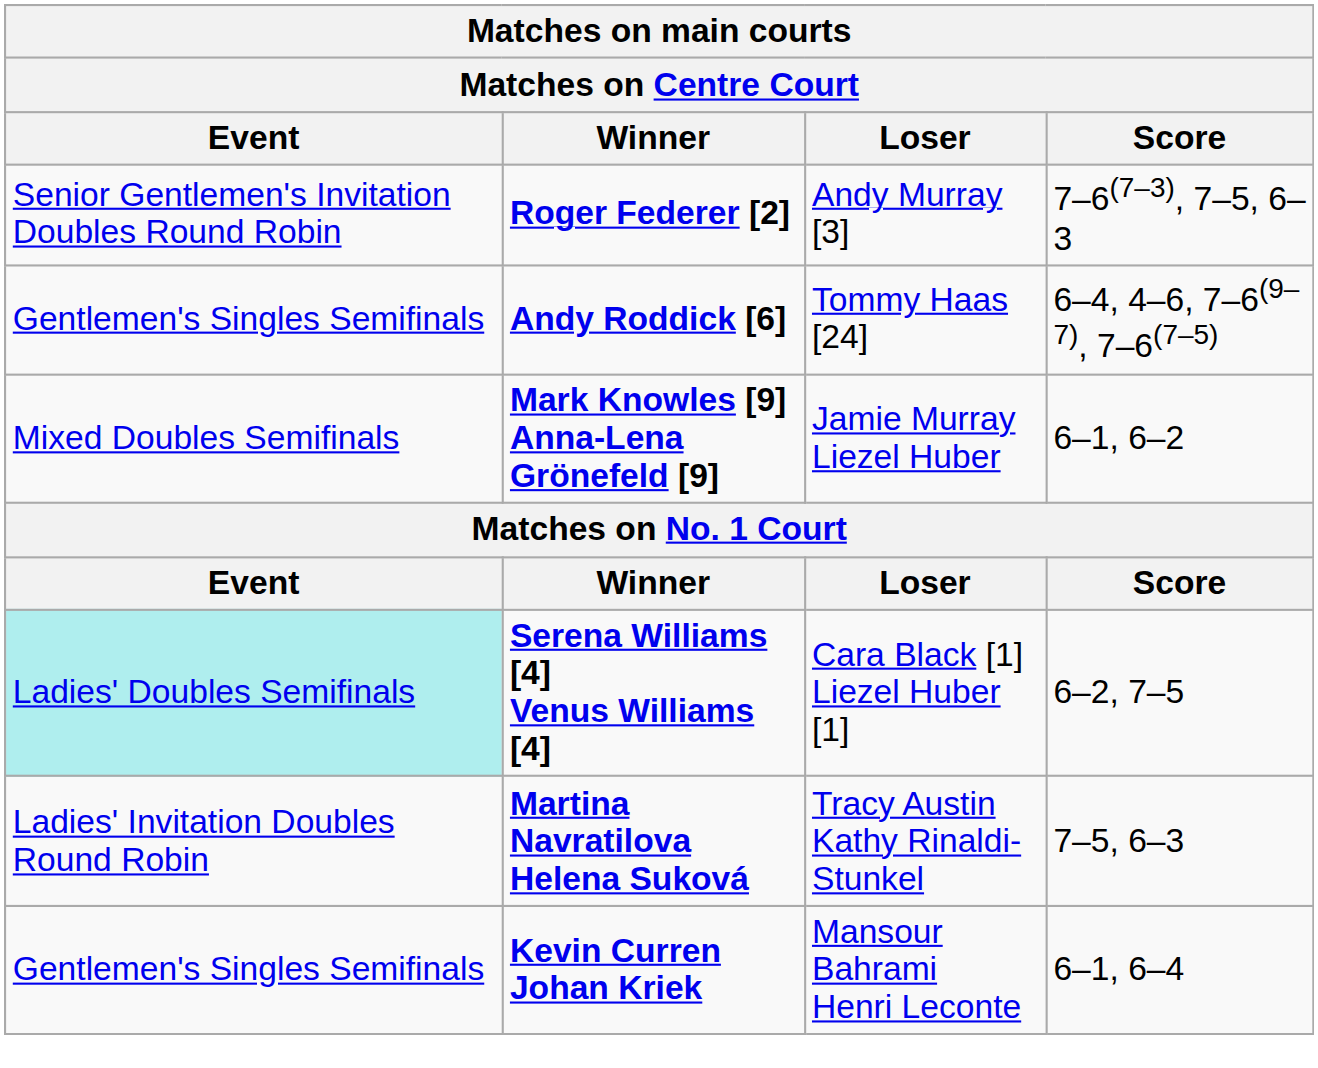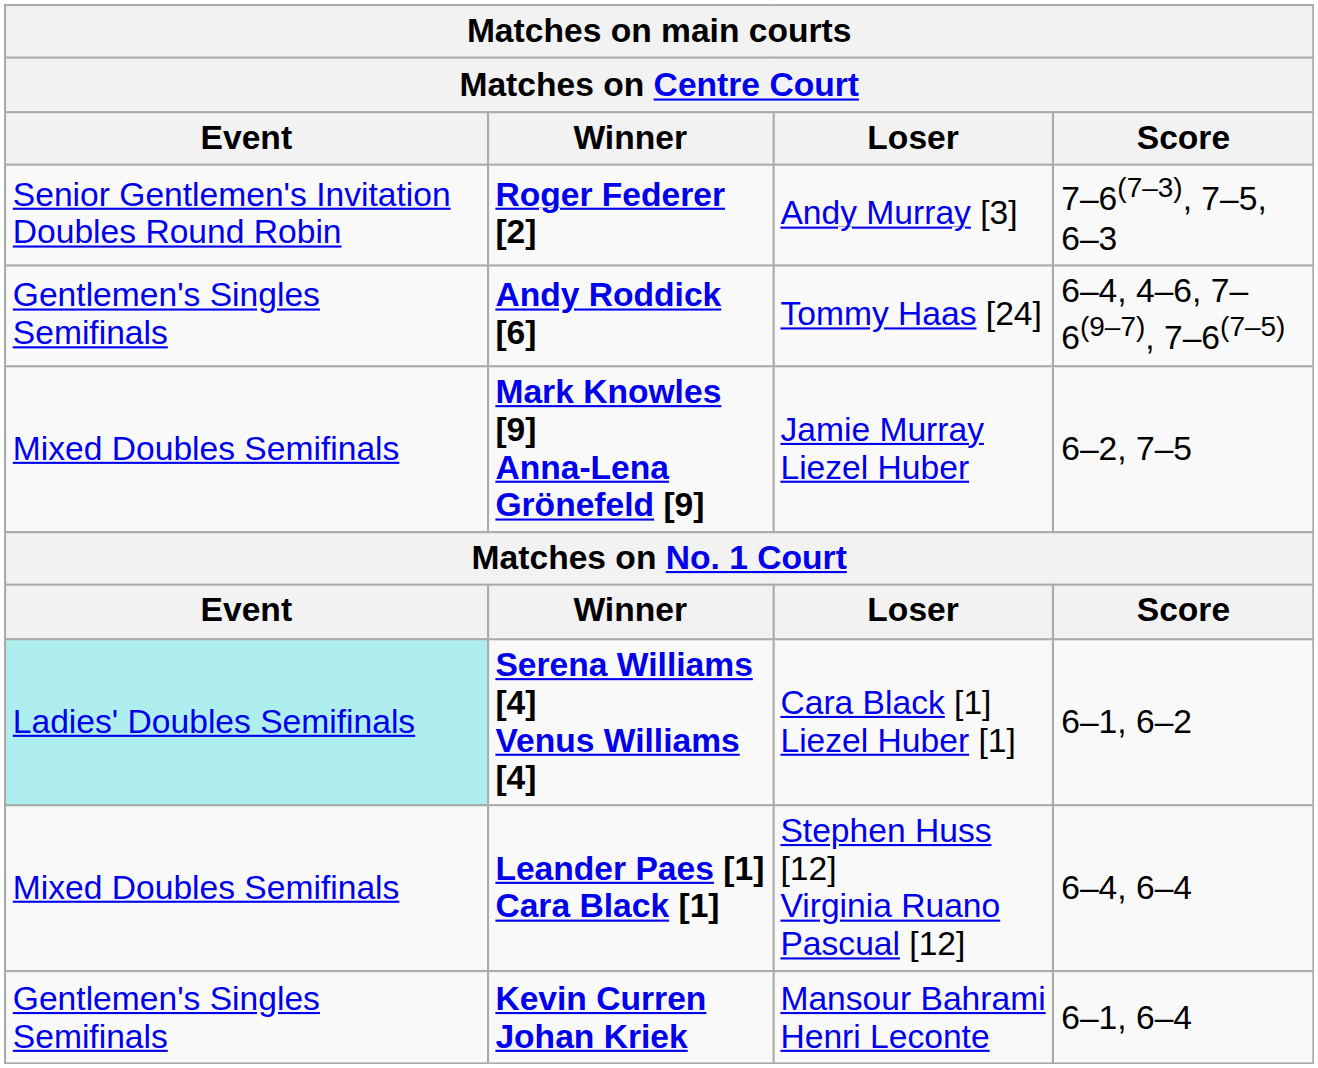(1119, 438) 6–1, 6–2 -> (1127, 448) 6–2, 7–5
(1119, 692) 6–2, 7–5 -> (1127, 721) 6–1, 6–2
- row: (629, 840)
+ row: (630, 888)
